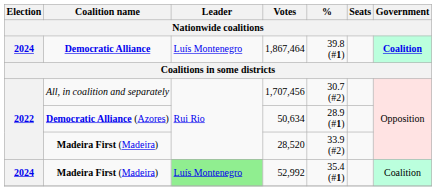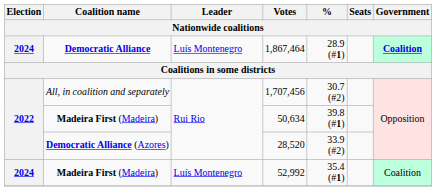(336, 49) 39.8 (#1) -> (336, 49) 28.9 (#1)
(107, 118) Democratic Alliance (Azores) -> (107, 118) Madeira First (Madeira)
(336, 118) 28.9 (#1) -> (336, 118) 39.8 (#1)
(107, 145) Madeira First (Madeira) -> (107, 145) Democratic Alliance (Azores)
(208, 172) lightgreen background -> (208, 172) no background
